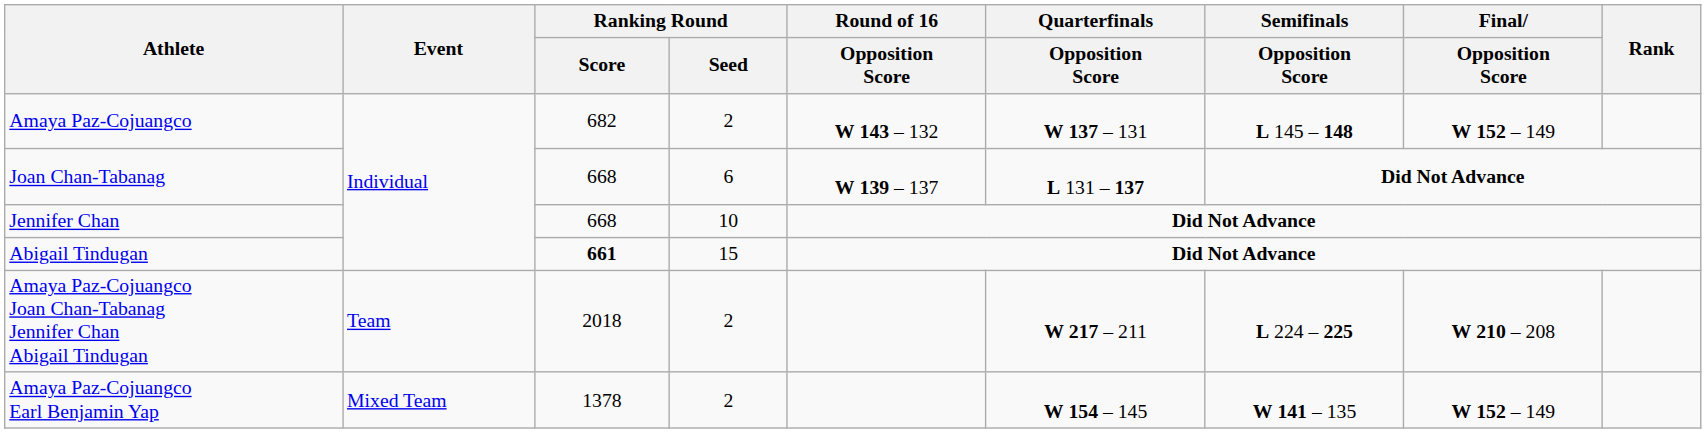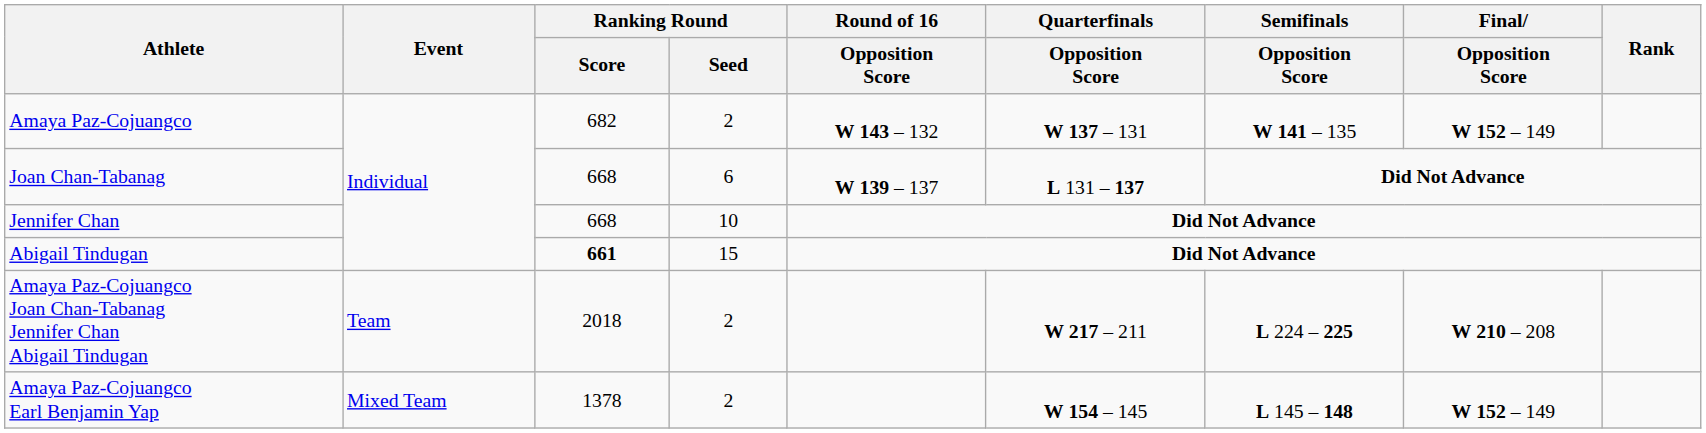(1304, 132) L 145 – 148 -> (1305, 132) W 141 – 135
(1305, 411) W 141 – 135 -> (1304, 411) L 145 – 148
